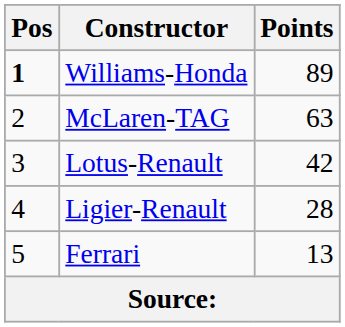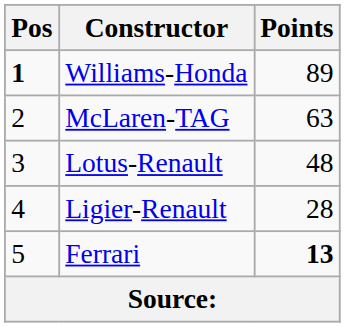(320, 163) 42 -> (320, 163) 48
(320, 254) normal -> (320, 254) bold
